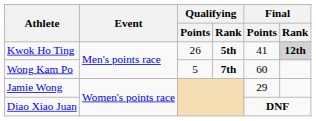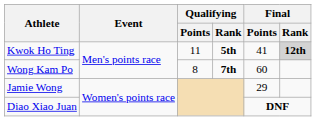(195, 51) 26 -> (195, 51) 11
(195, 69) 5 -> (195, 69) 8
